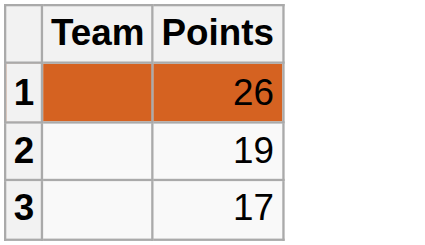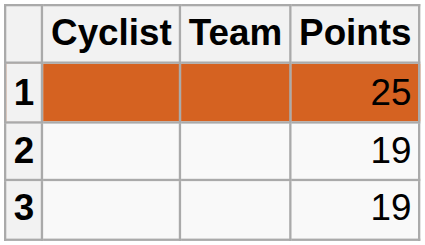+ column: (111, 33)
(253, 92) 26 -> (391, 92) 25
(253, 208) 17 -> (391, 208) 19
